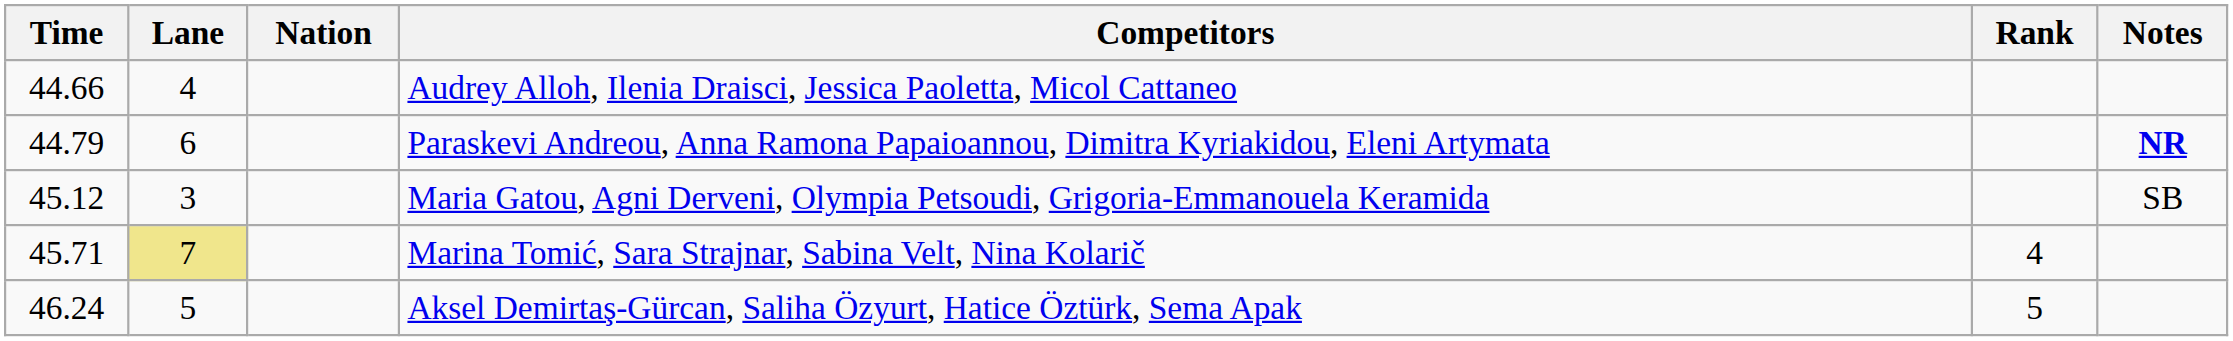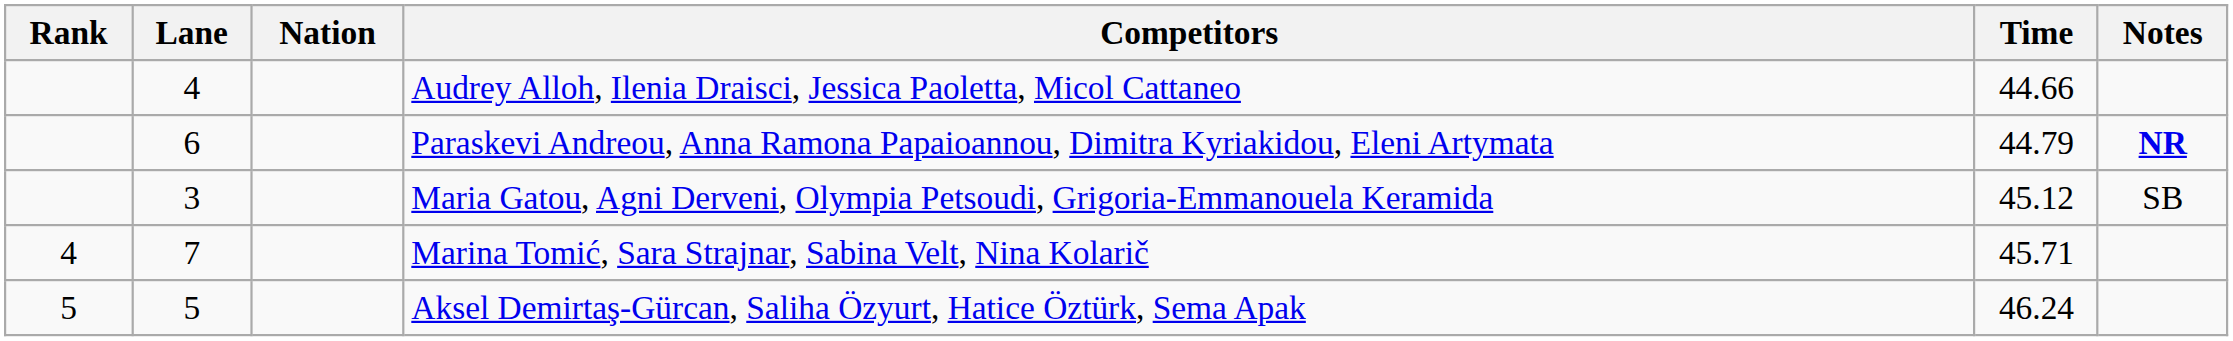columns swapped: (2035, 32) <-> (67, 32)
(188, 252) khaki background -> (192, 252) no background
